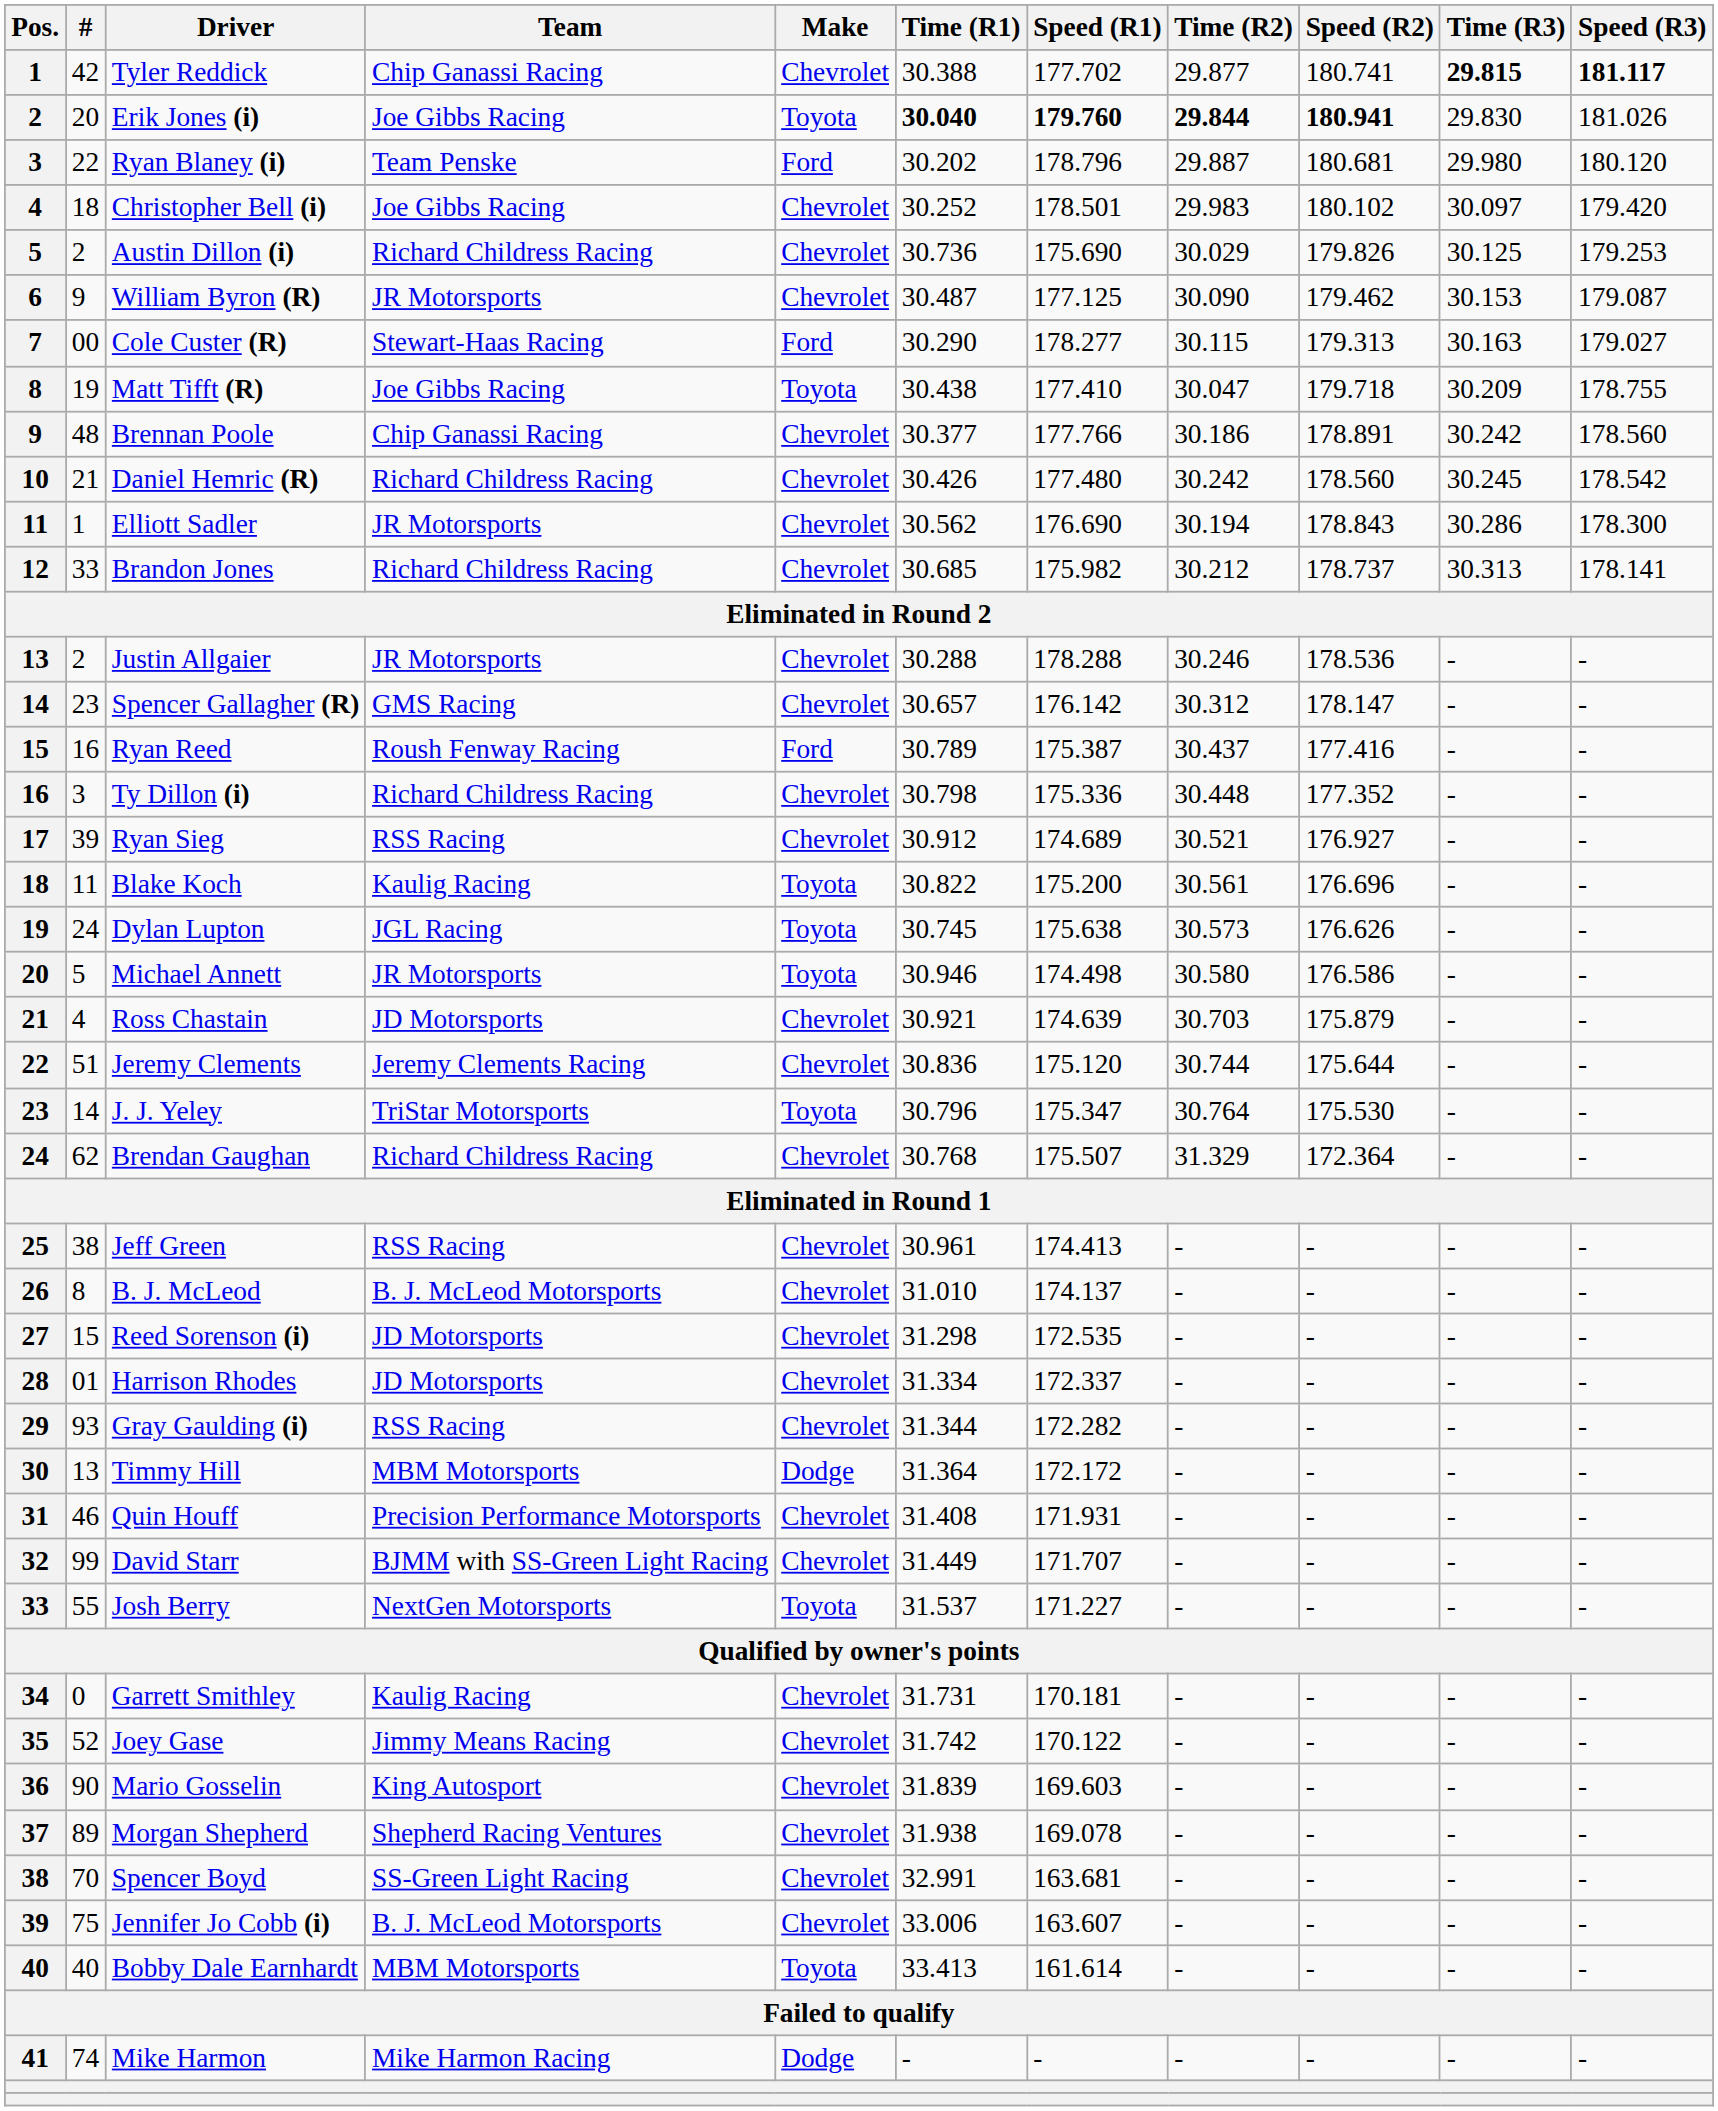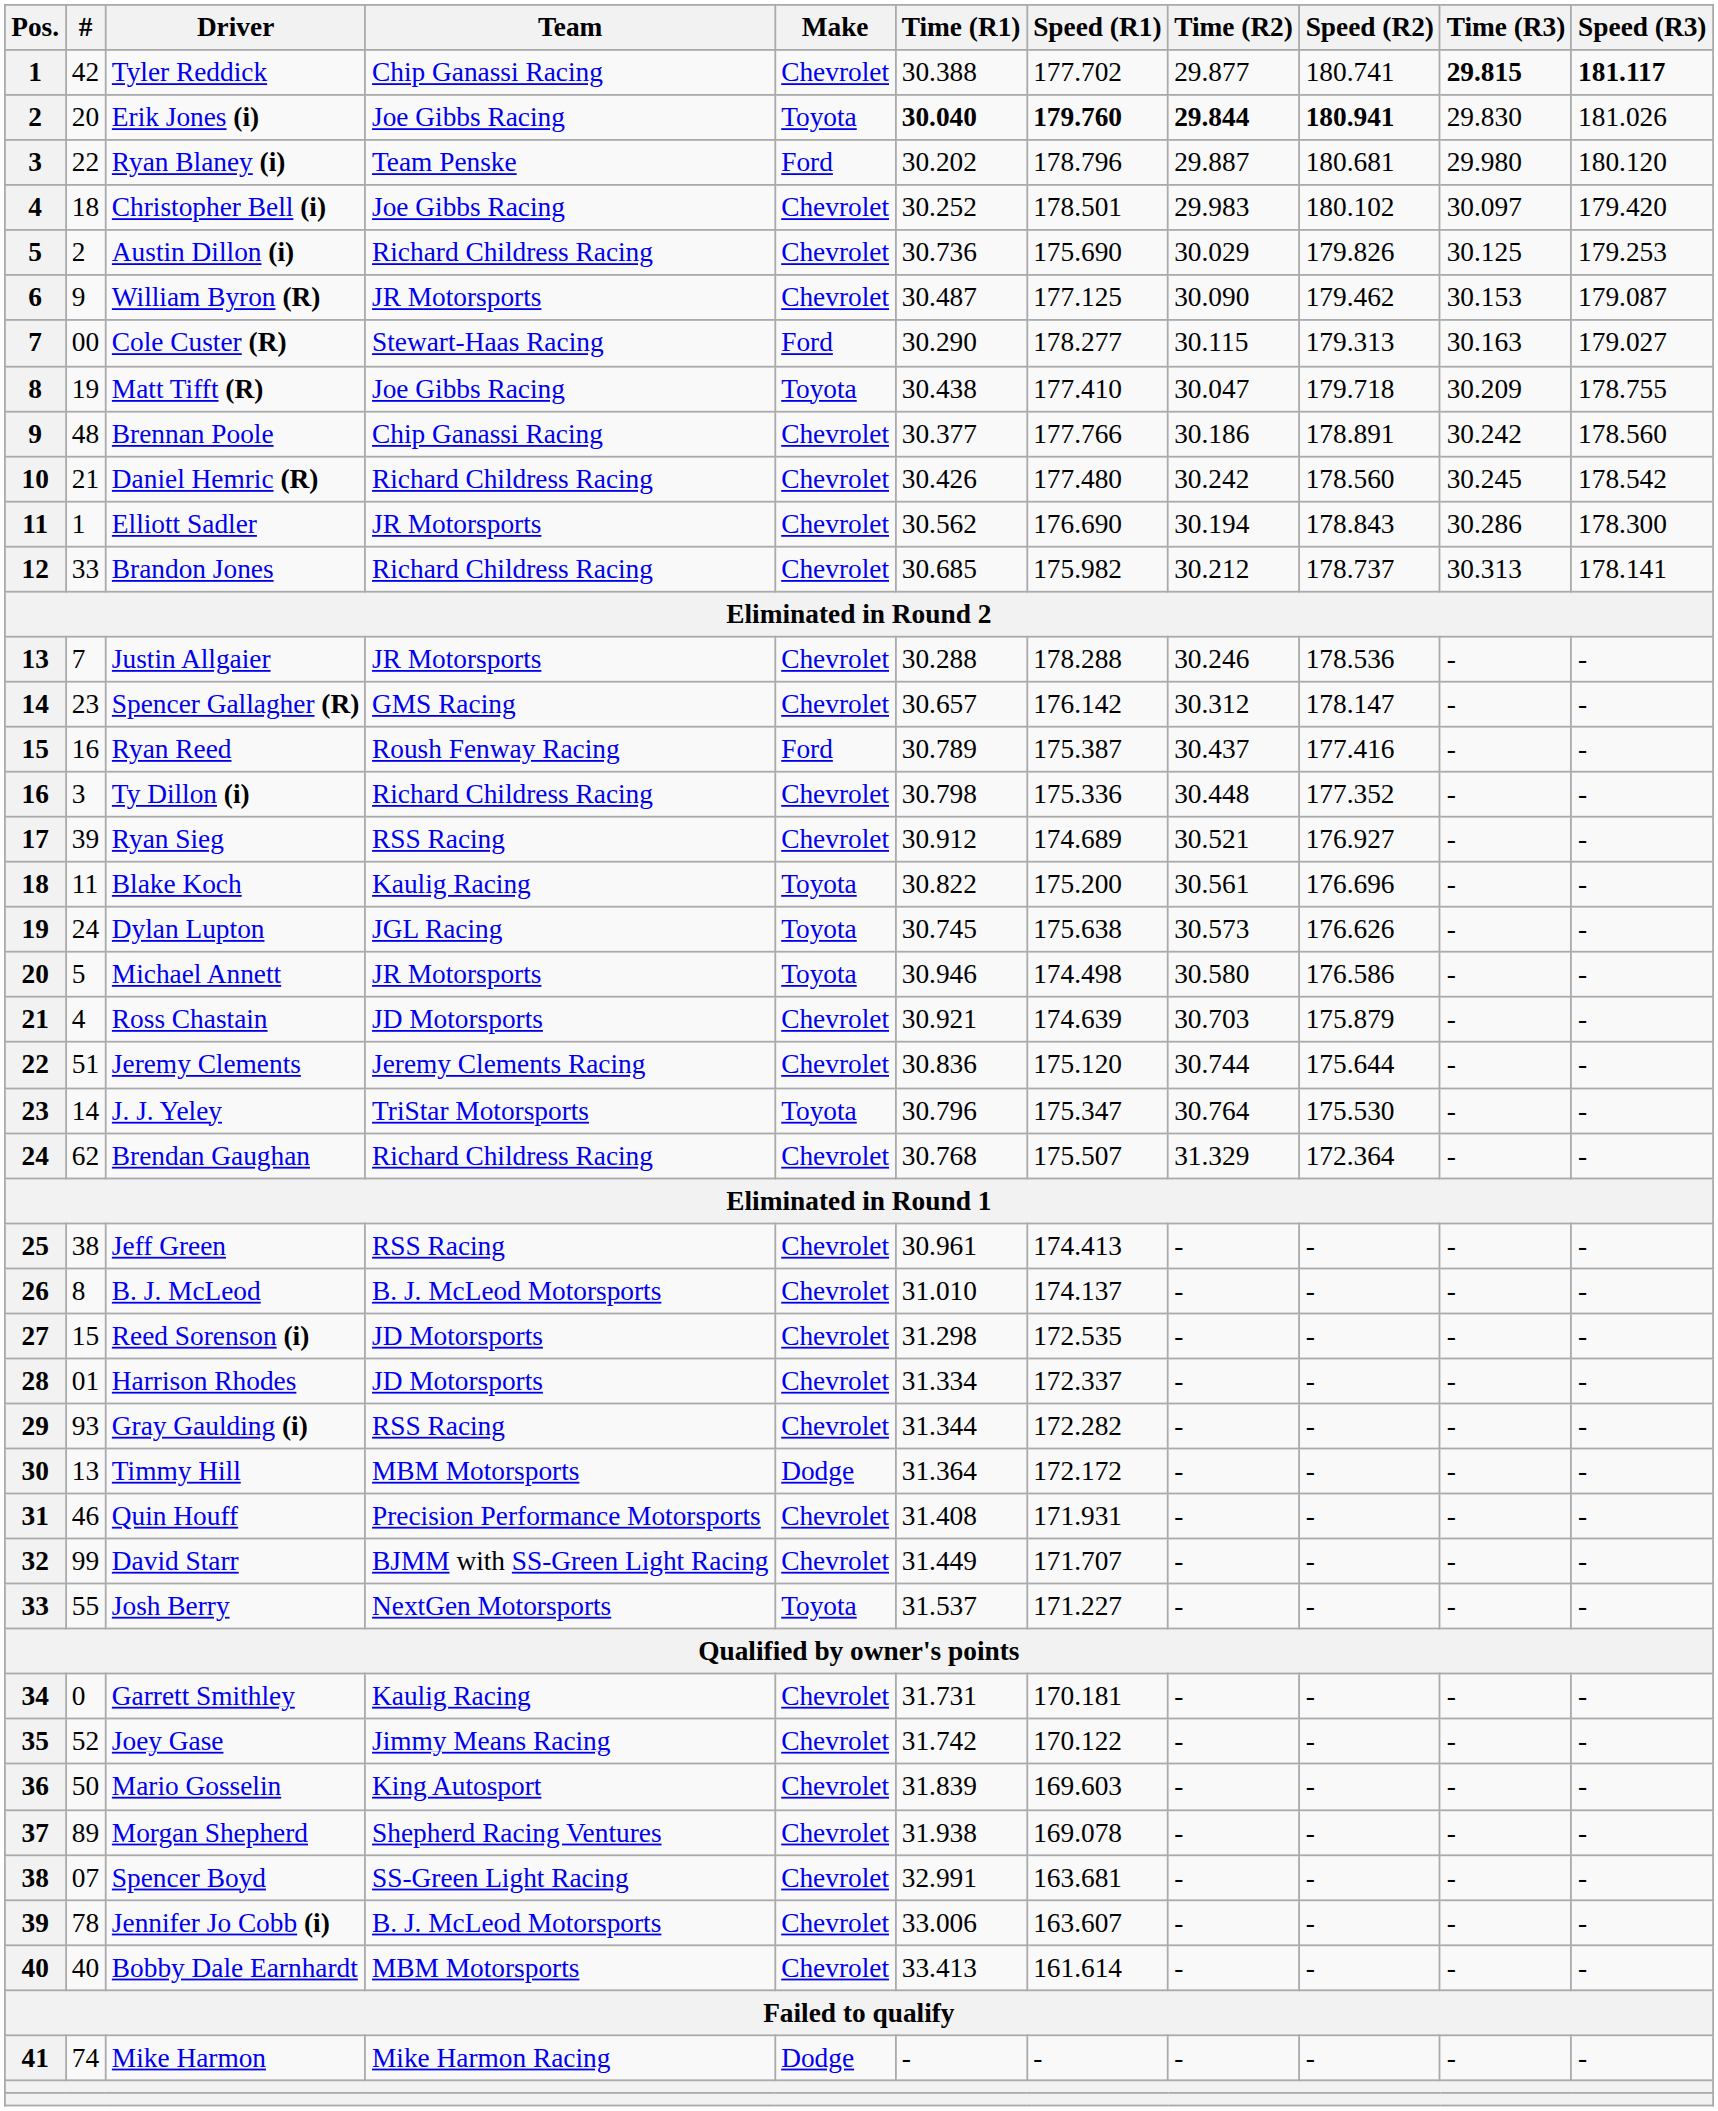(79, 658) 2 -> (79, 658) 7
(85, 1786) 90 -> (85, 1786) 50
(85, 1876) 70 -> (85, 1876) 07
(85, 1921) 75 -> (85, 1921) 78
(819, 1967) Toyota -> (835, 1967) Chevrolet
